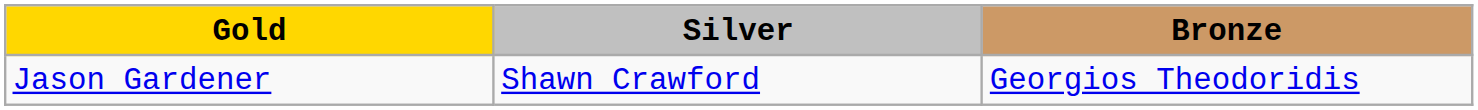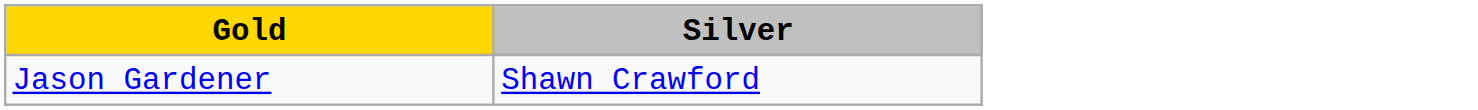- column: (1227, 30)
